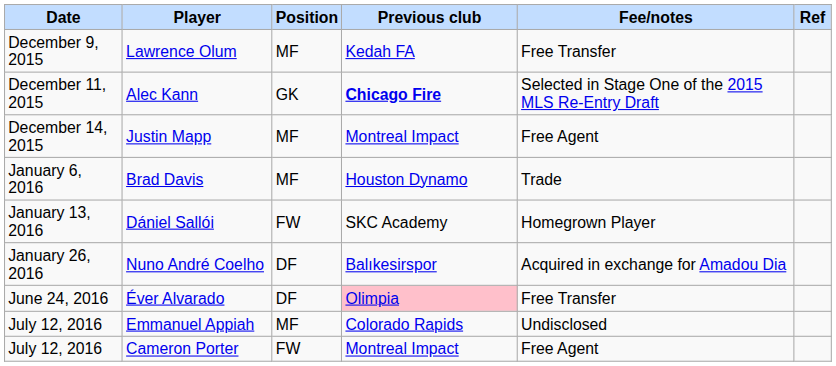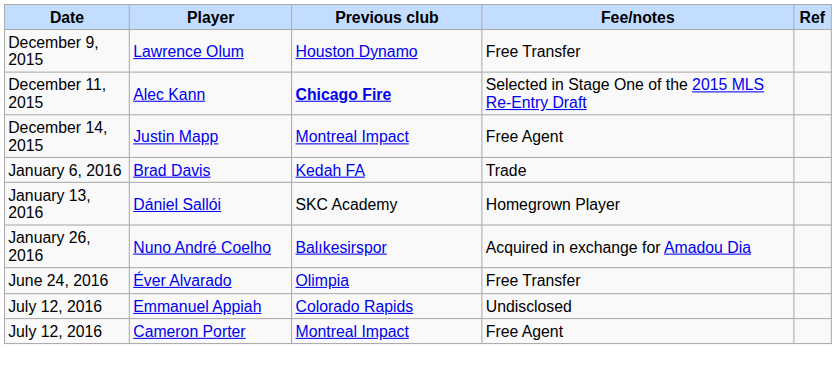- column: (307, 17)
(380, 51) Kedah FA -> (357, 51) Houston Dynamo
(406, 179) Houston Dynamo -> (330, 170) Kedah FA
(372, 298) pink background -> (322, 281) no background
